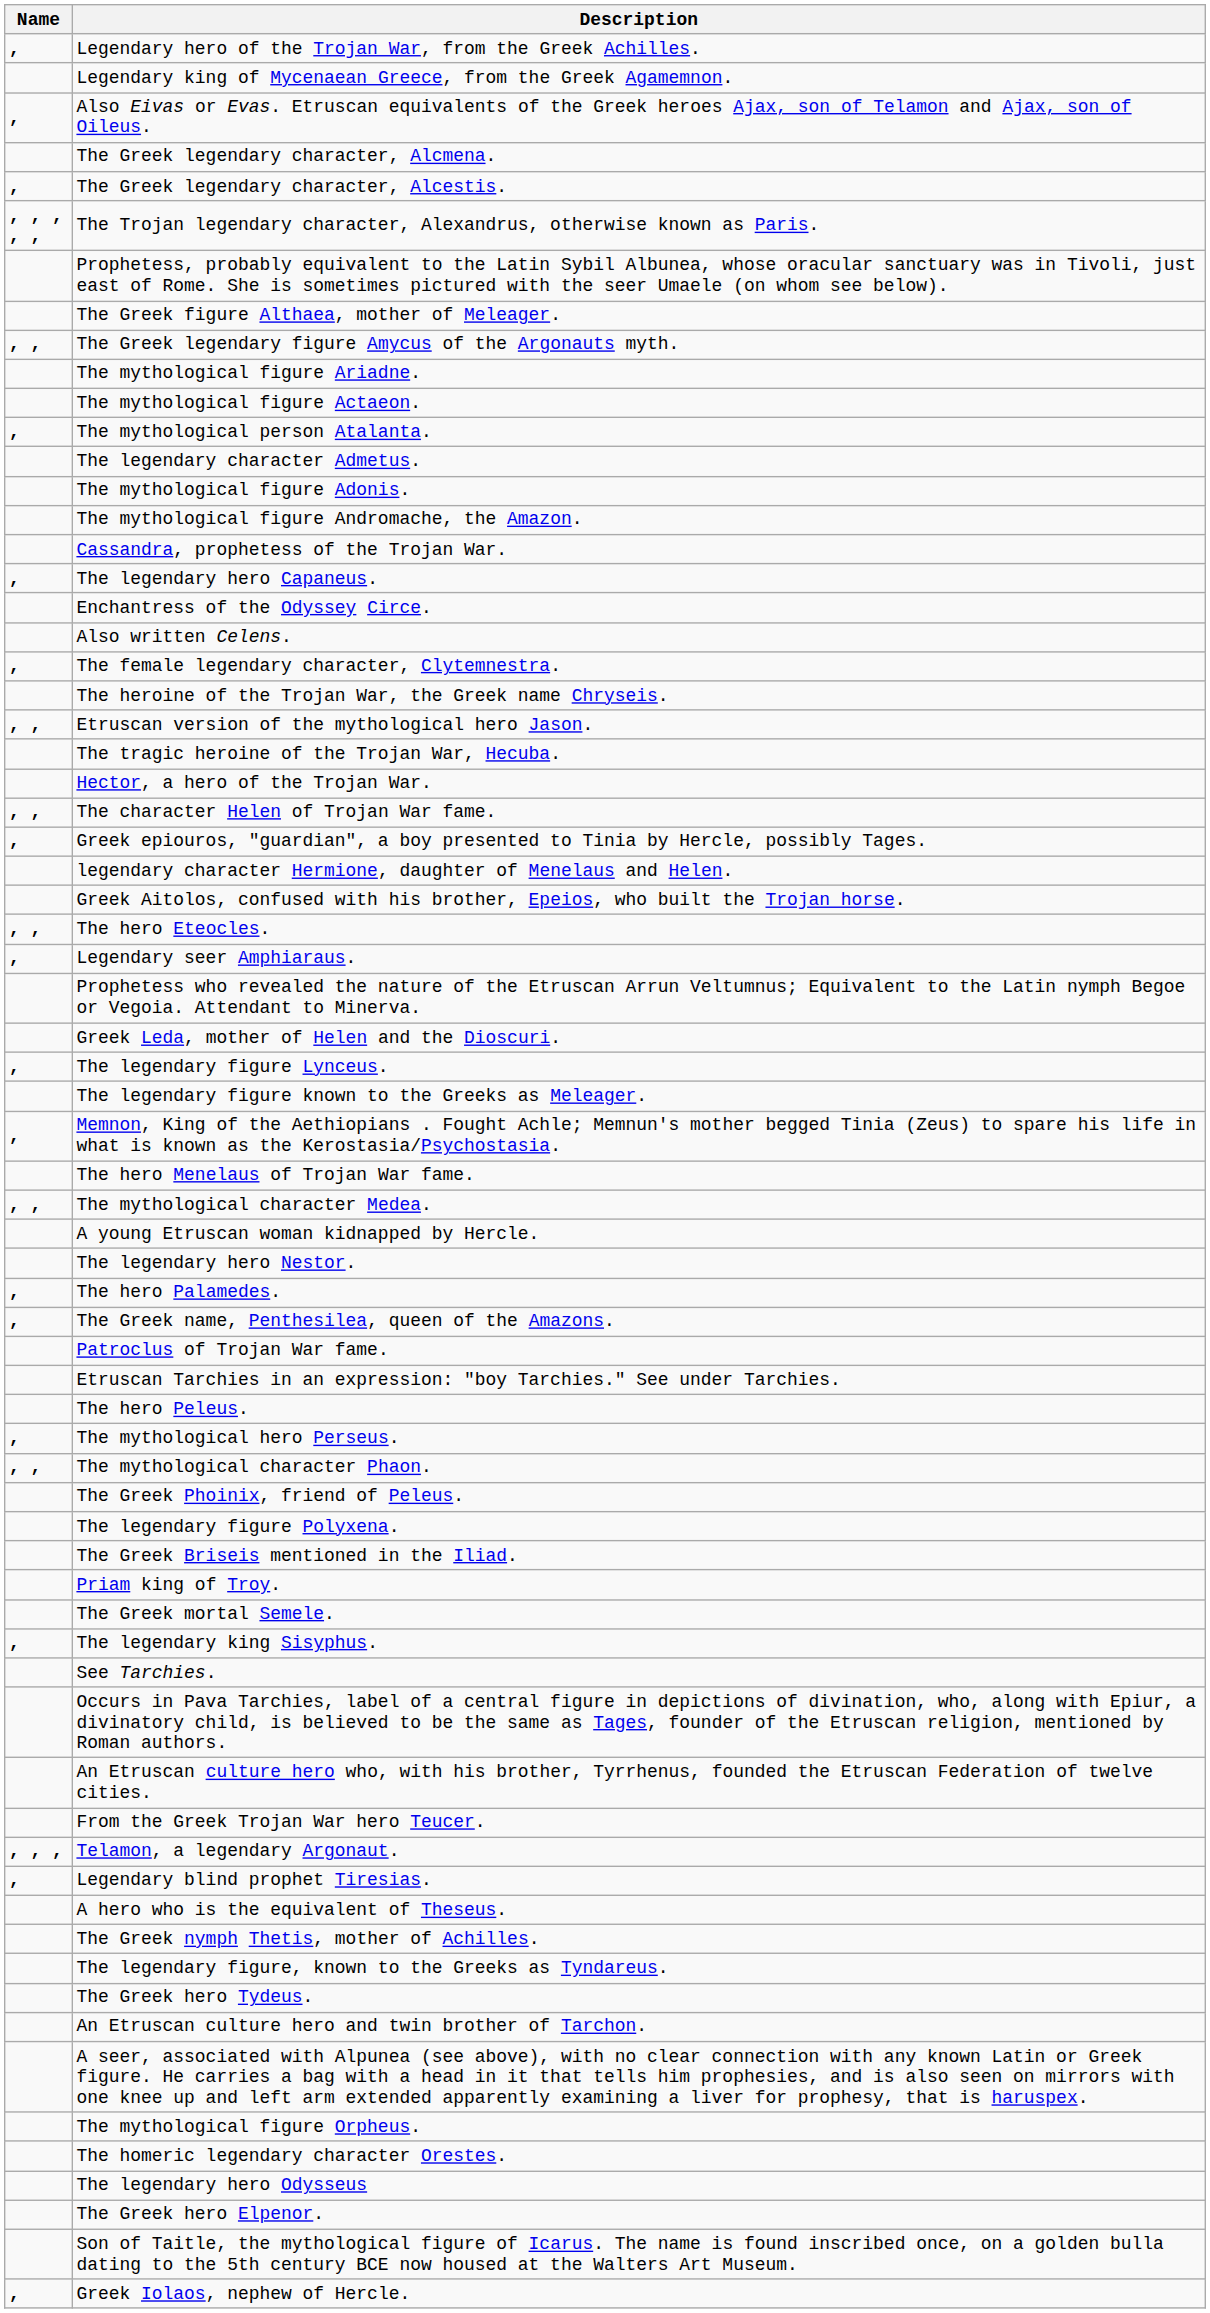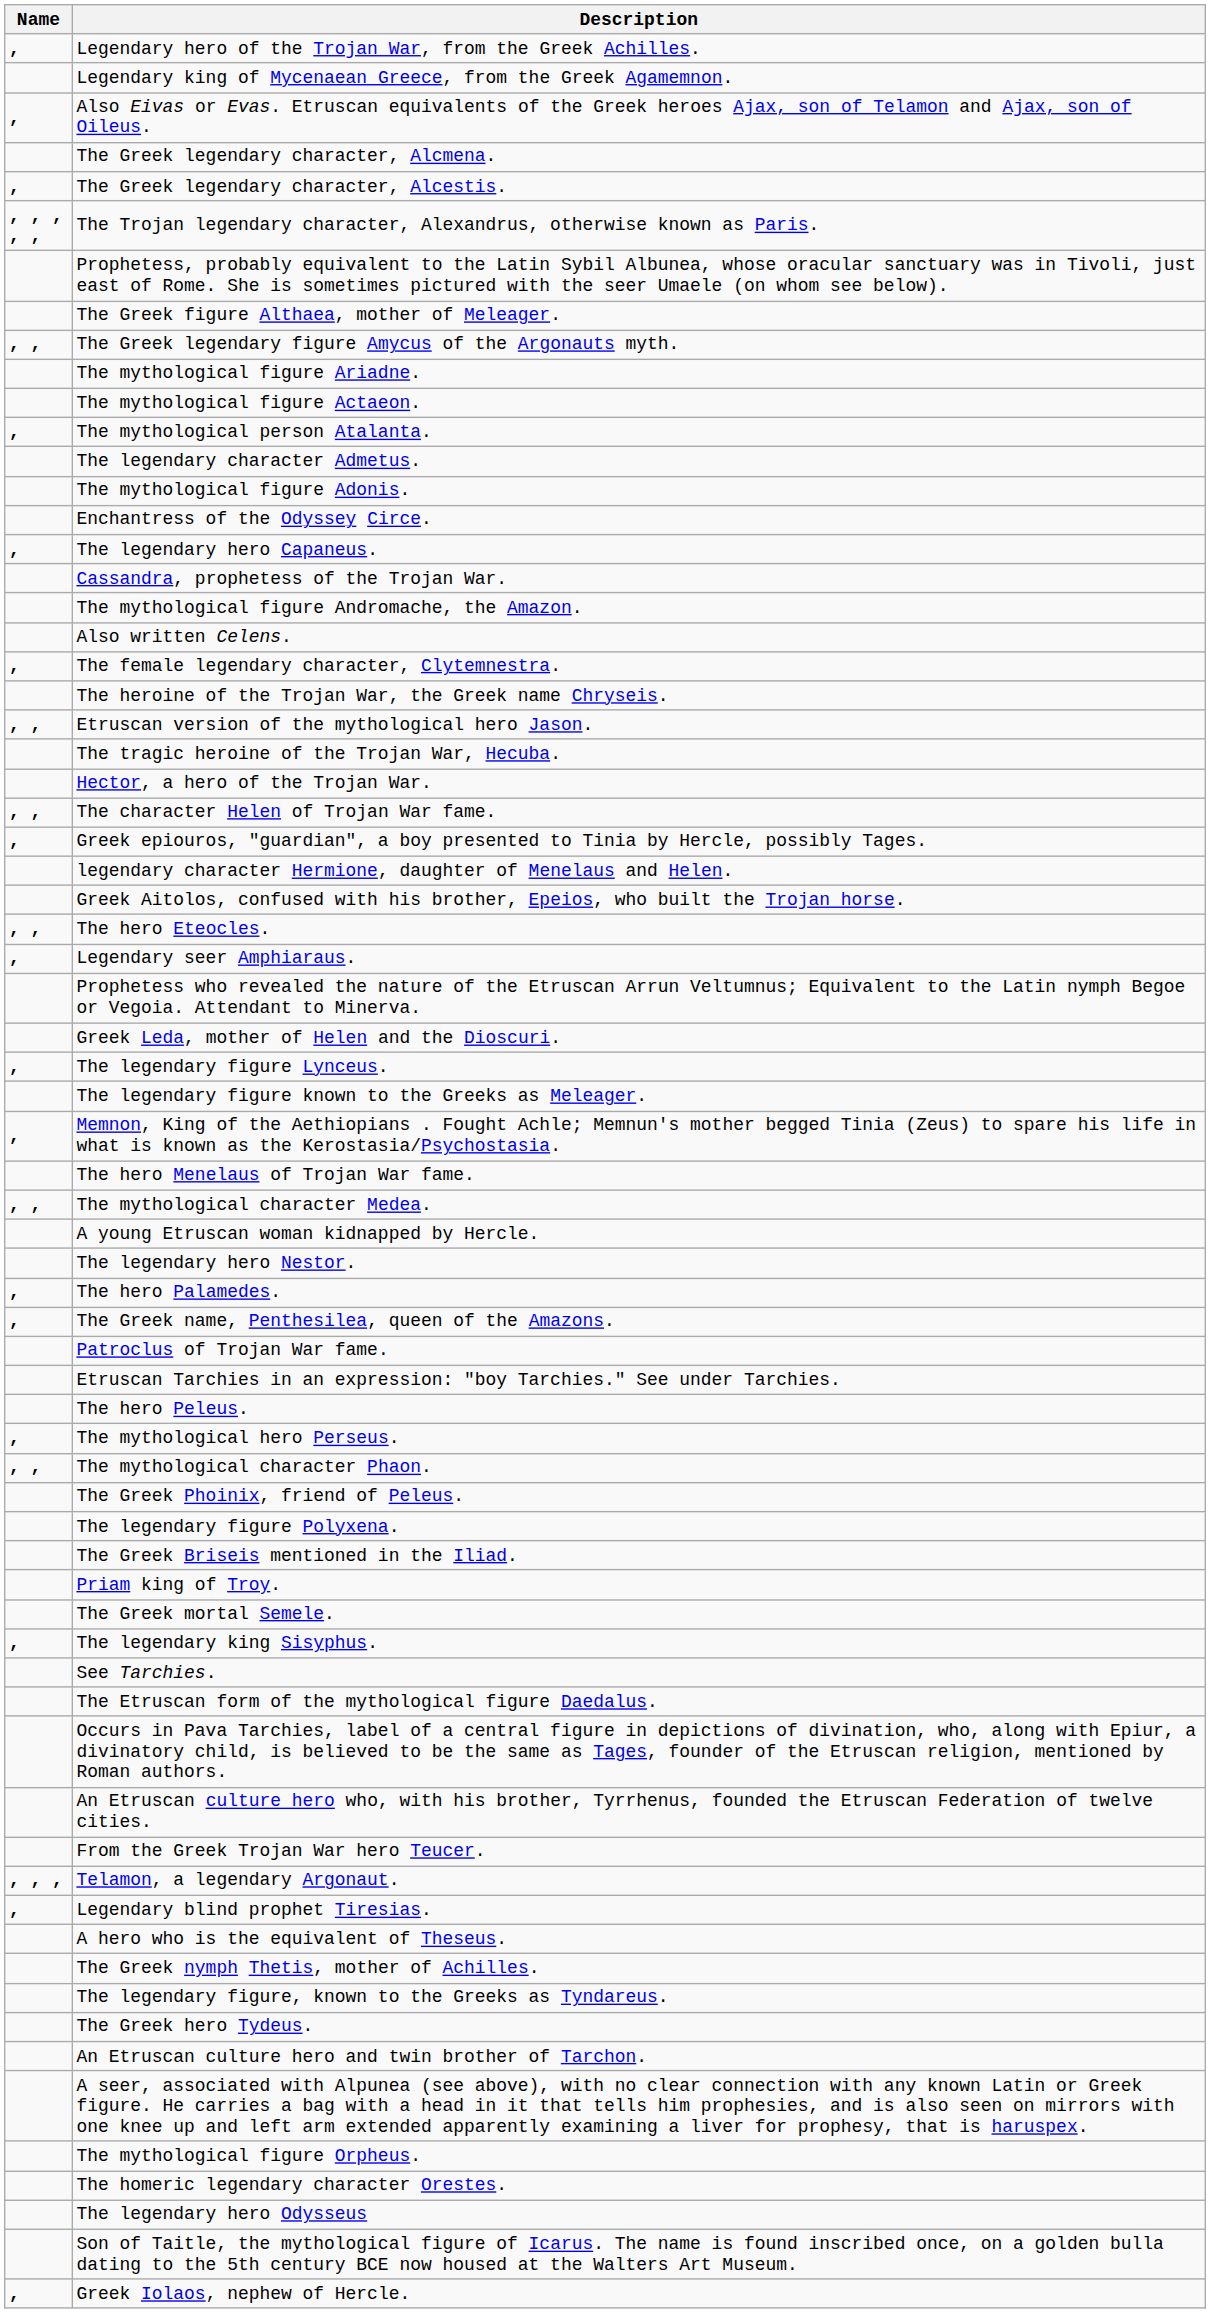rows swapped: (329, 520) <-> (254, 608)
rows swapped: (227, 578) <-> (292, 549)
+ row: (367, 1702)
- row: (200, 2215)
